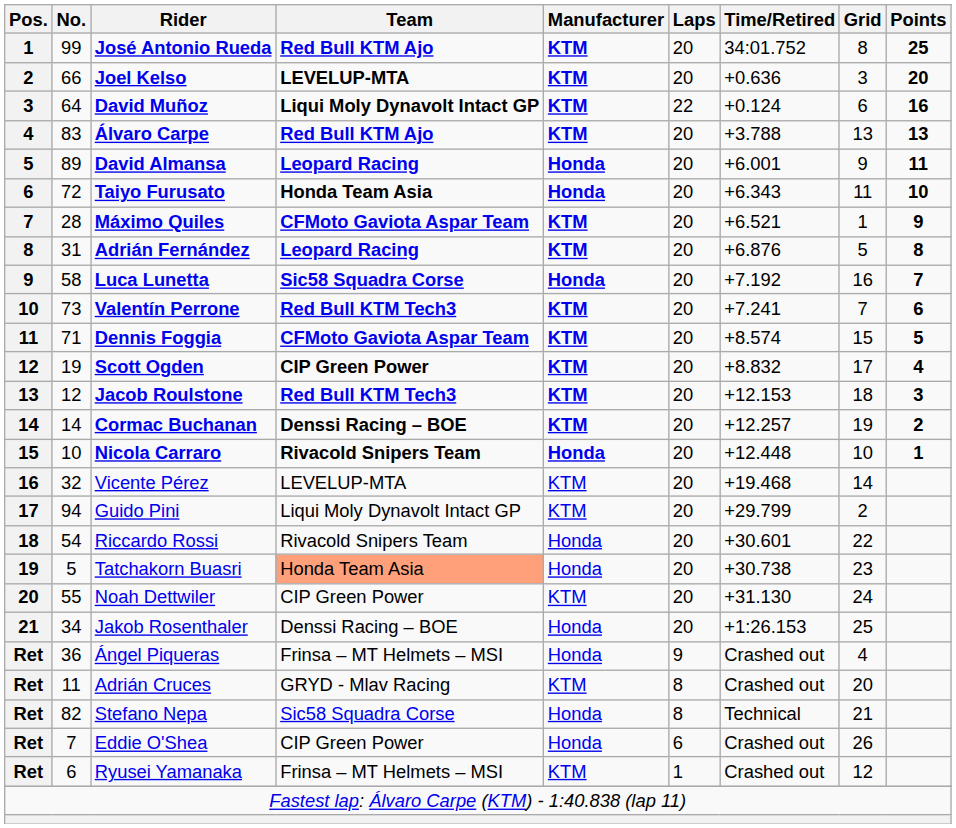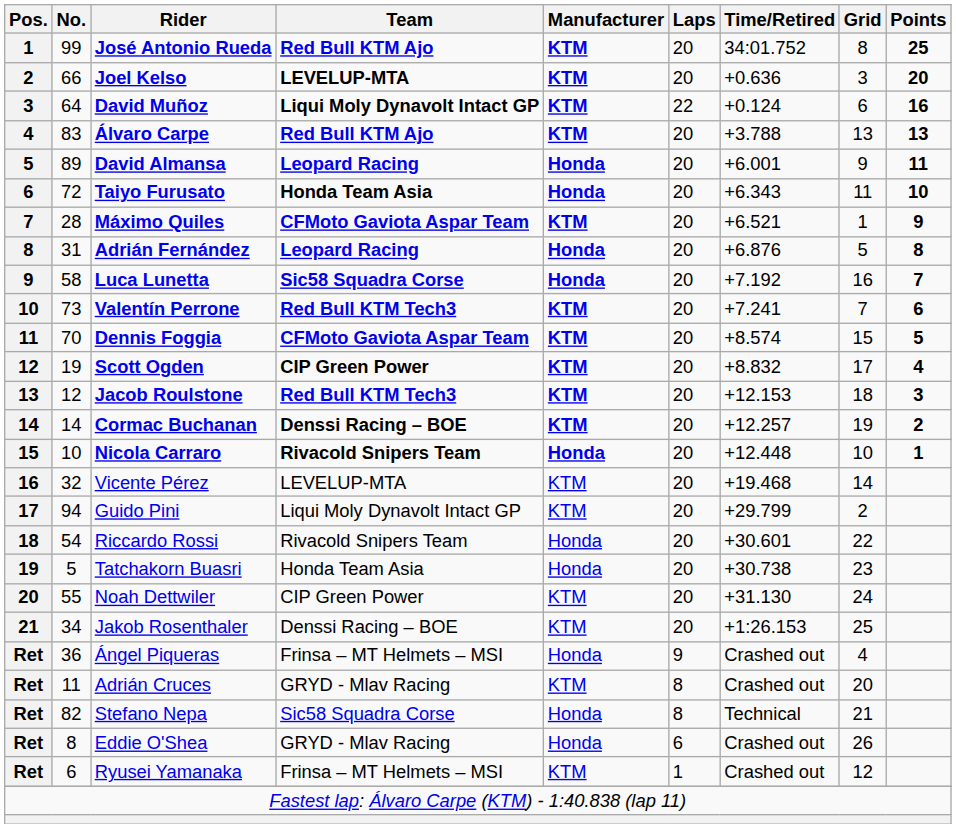(568, 250) KTM -> (576, 250) Honda
(71, 337) 71 -> (71, 337) 70
(352, 569) lightsalmon background -> (352, 569) no background
(575, 626) Honda -> (567, 626) KTM
(71, 742) 7 -> (71, 742) 8
(352, 742) CIP Green Power -> (365, 742) GRYD - Mlav Racing
